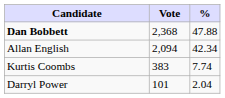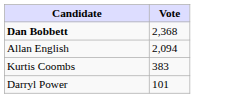- column: (205, 13)
